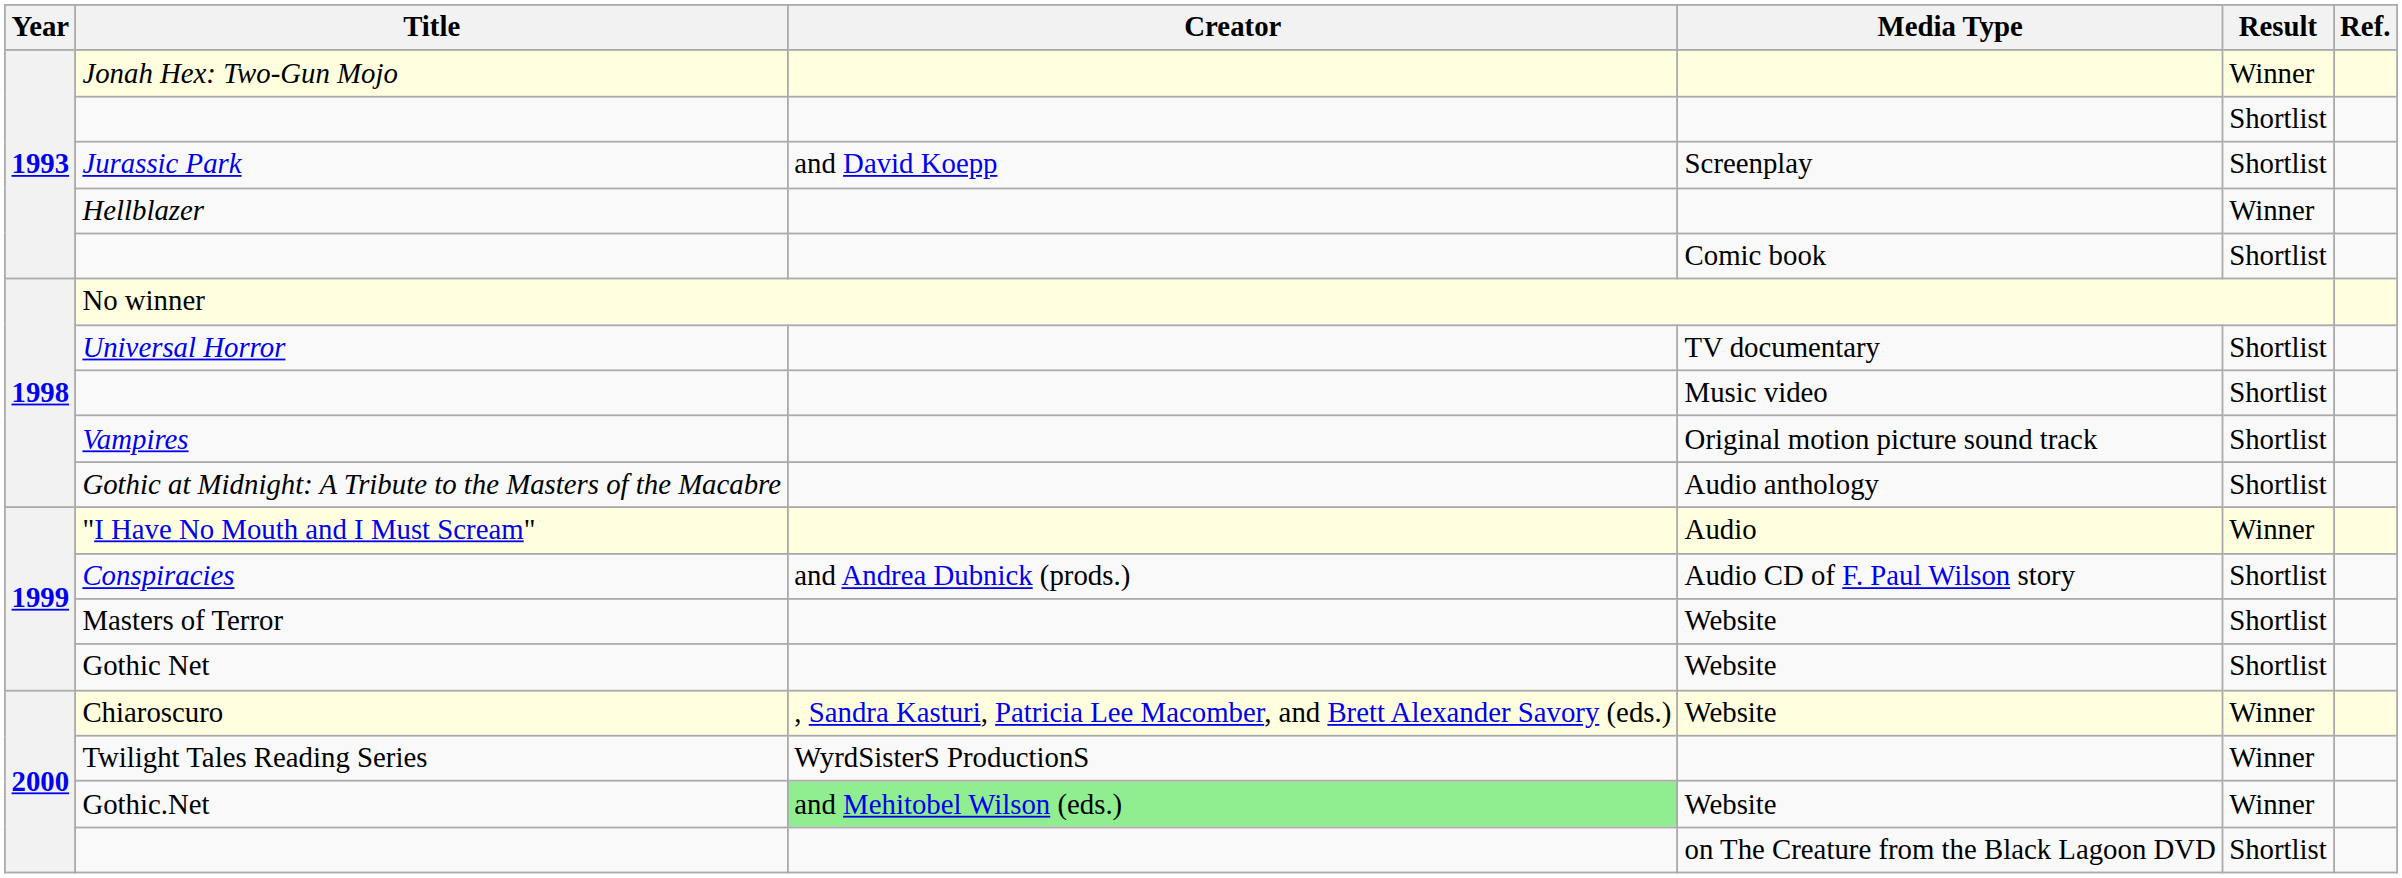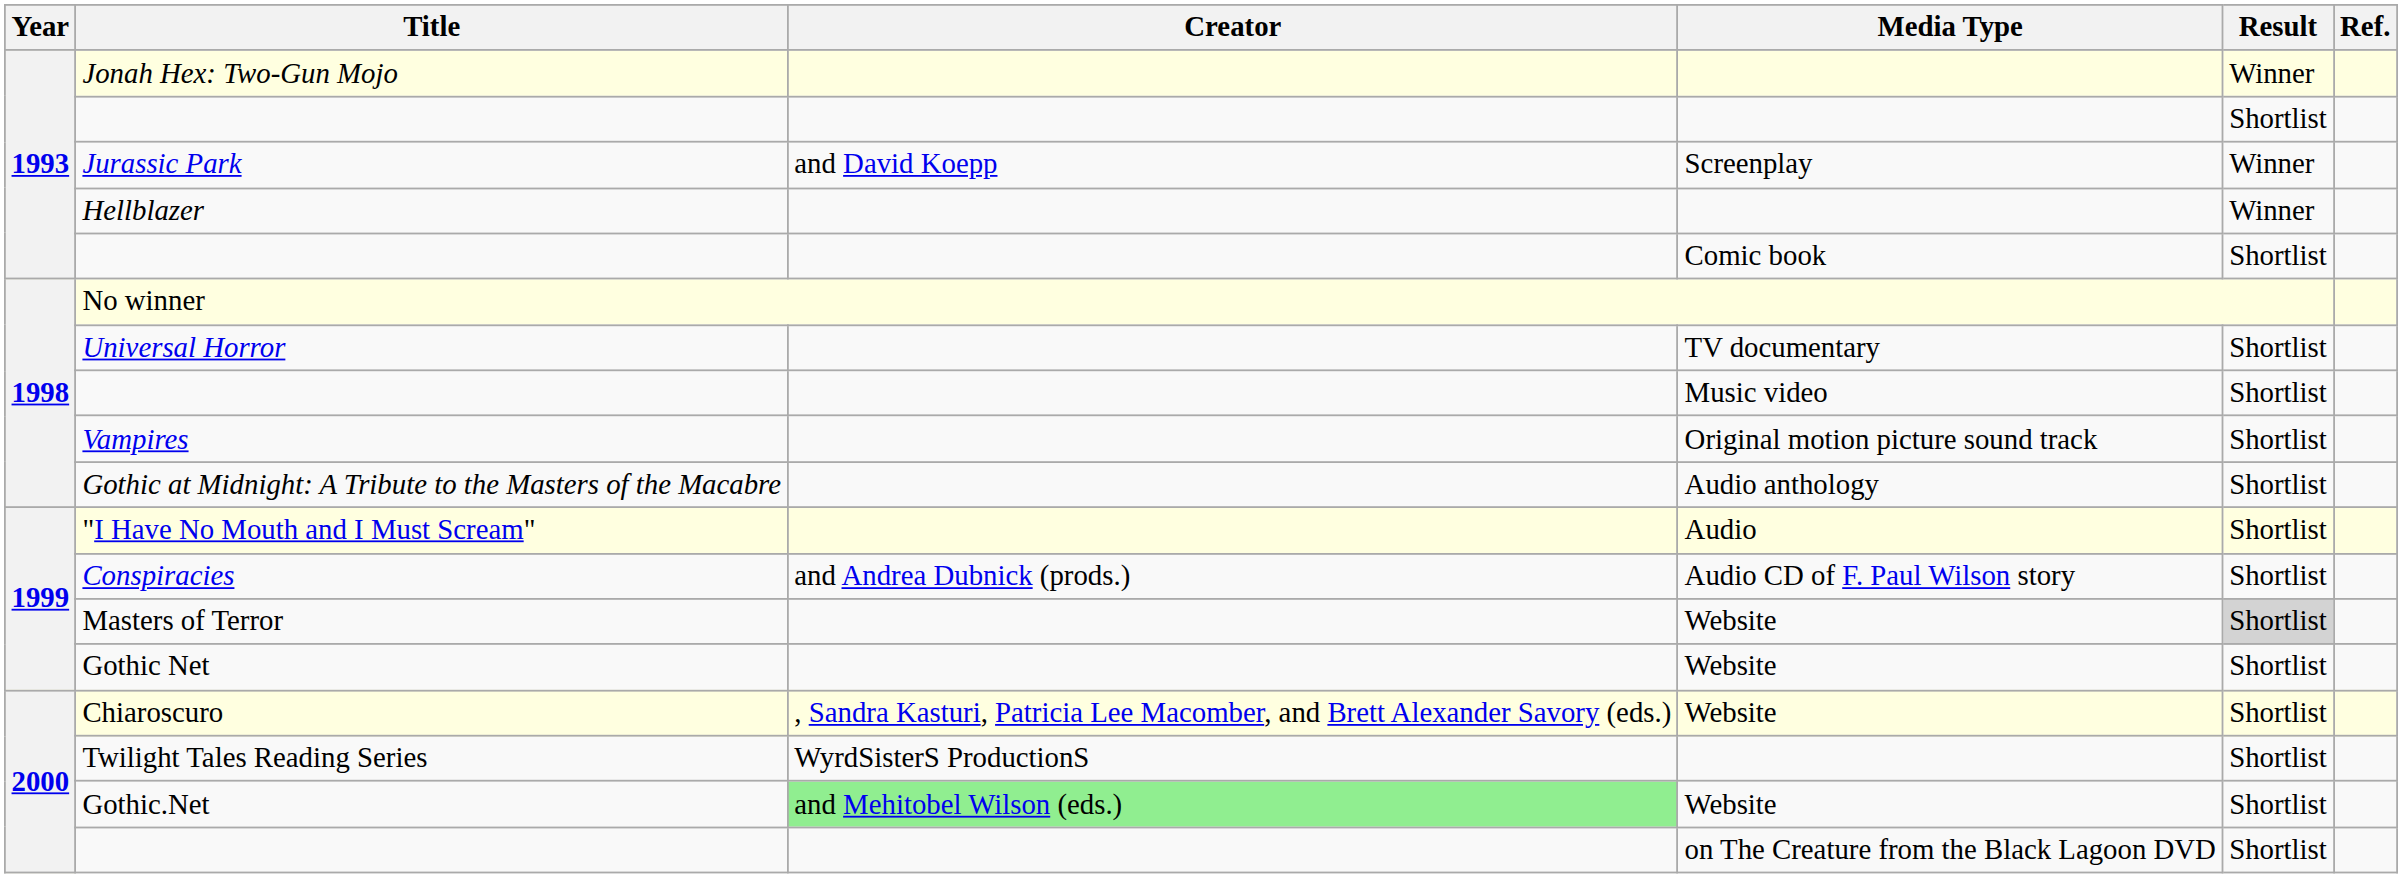(2278, 164) Shortlist -> (2272, 164) Winner
(2272, 529) Winner -> (2278, 529) Shortlist
(2278, 621) no background -> (2278, 621) lightgrey background
(2272, 712) Winner -> (2278, 712) Shortlist
(2272, 758) Winner -> (2278, 758) Shortlist
(2272, 803) Winner -> (2278, 803) Shortlist
